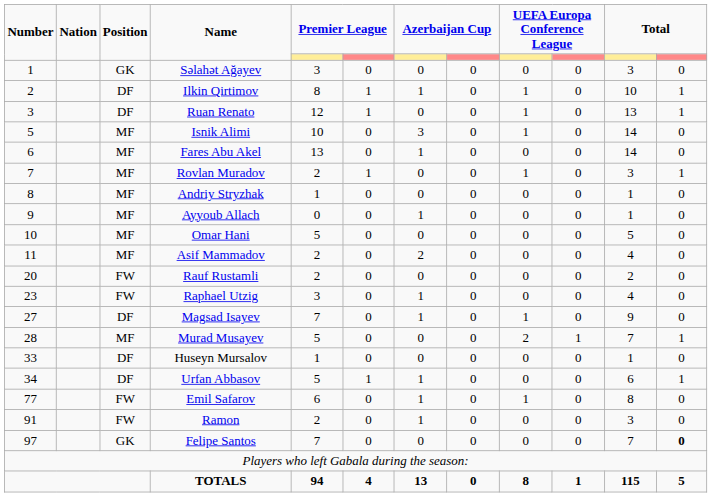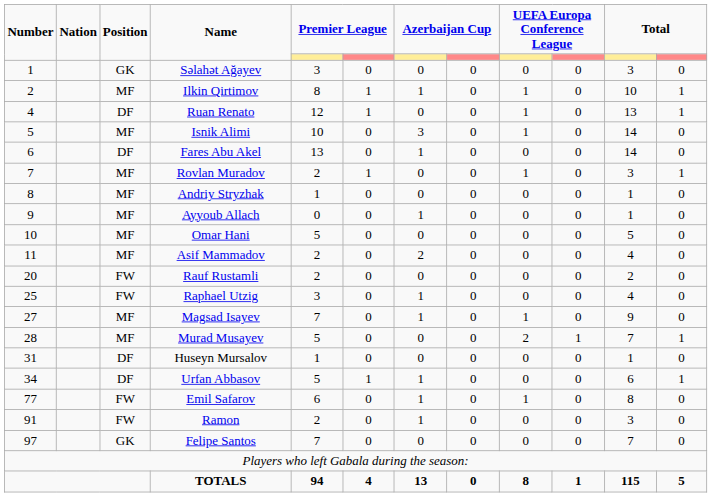(125, 91) DF -> (125, 91) MF
(30, 111) 3 -> (30, 111) 4
(125, 152) MF -> (125, 152) DF
(30, 296) 23 -> (30, 296) 25
(125, 317) DF -> (125, 317) MF
(30, 358) 33 -> (30, 358) 31
(681, 440) bold -> (681, 440) normal
